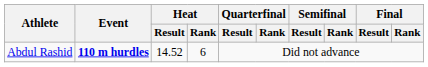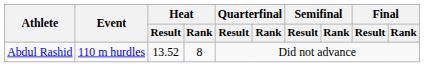(113, 52) bold -> (111, 52) normal
(169, 52) 14.52 -> (166, 52) 13.52
(203, 52) 6 -> (199, 52) 8
